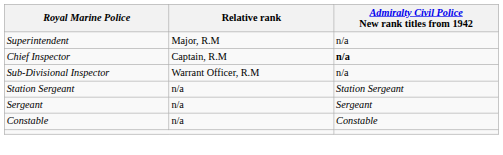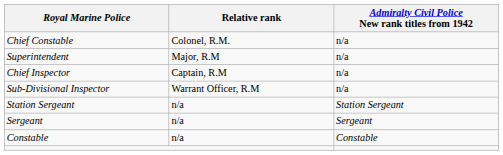+ row: (40, 40)
(343, 56) bold -> (342, 72) normal
